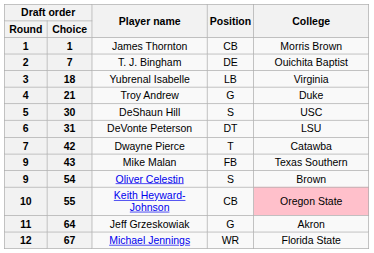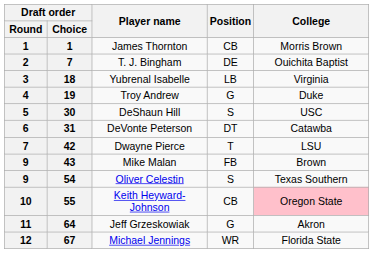(70, 96) 21 -> (70, 96) 19
(311, 129) LSU -> (311, 129) Catawba
(311, 146) Catawba -> (311, 146) LSU
(311, 162) Texas Southern -> (311, 162) Brown
(311, 179) Brown -> (311, 179) Texas Southern
